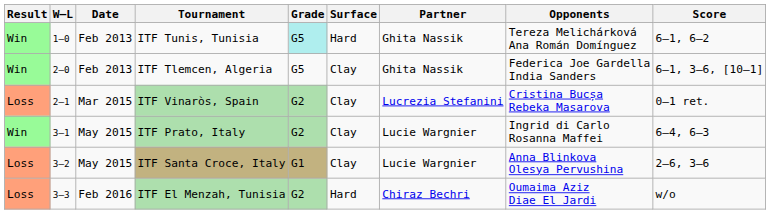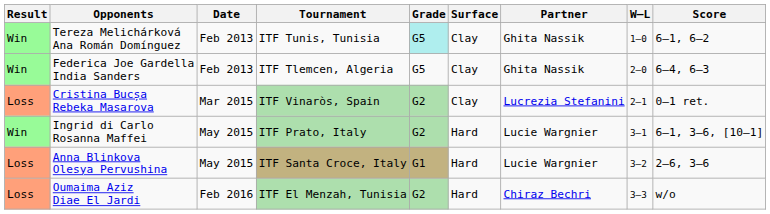columns swapped: (63, 14) <-> (579, 14)
(343, 38) Hard -> (465, 38) Clay
(709, 69) 6–1, 3–6, [10–1] -> (682, 69) 6–4, 6–3
(343, 132) Clay -> (465, 132) Hard
(682, 132) 6–4, 6–3 -> (709, 132) 6–1, 3–6, [10–1]
(343, 163) Clay -> (465, 163) Hard
